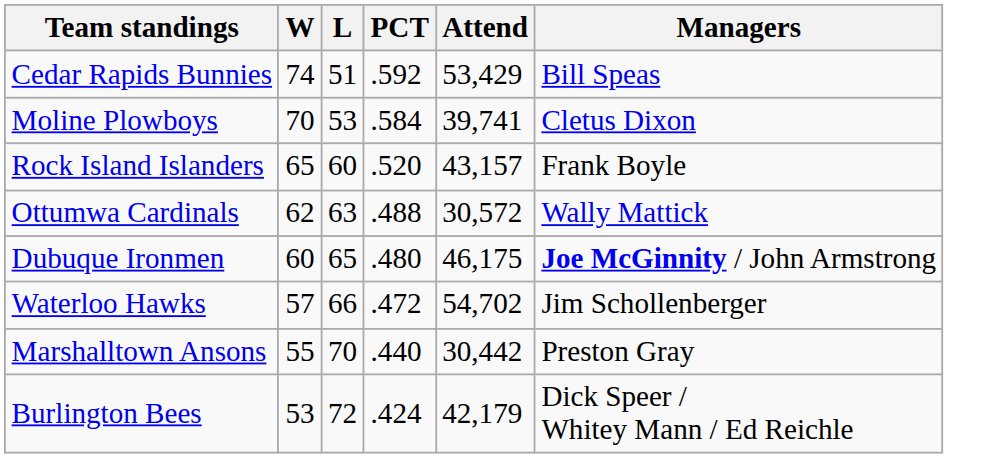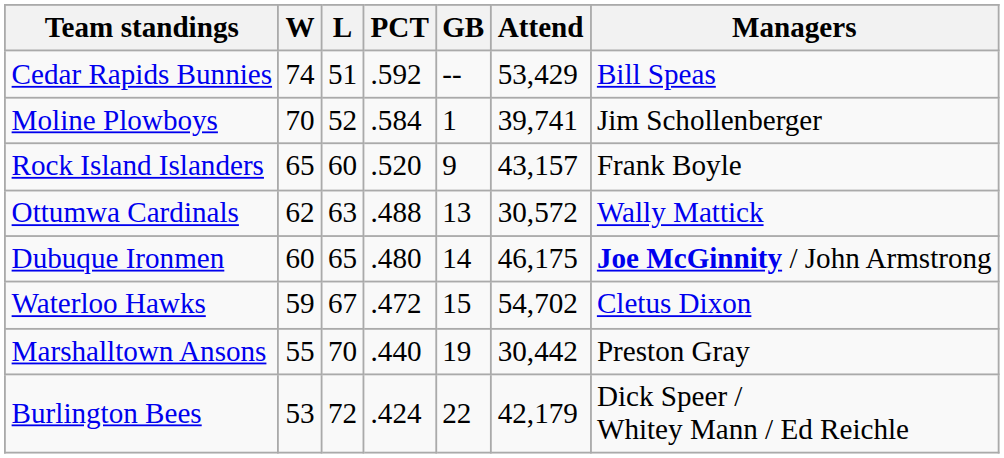+ column: (463, 27)
(343, 119) 53 -> (343, 119) 52
(619, 119) Cletus Dixon -> (709, 119) Jim Schollenberger
(300, 304) 57 -> (300, 304) 59
(343, 304) 66 -> (343, 304) 67
(654, 304) Jim Schollenberger -> (674, 304) Cletus Dixon
